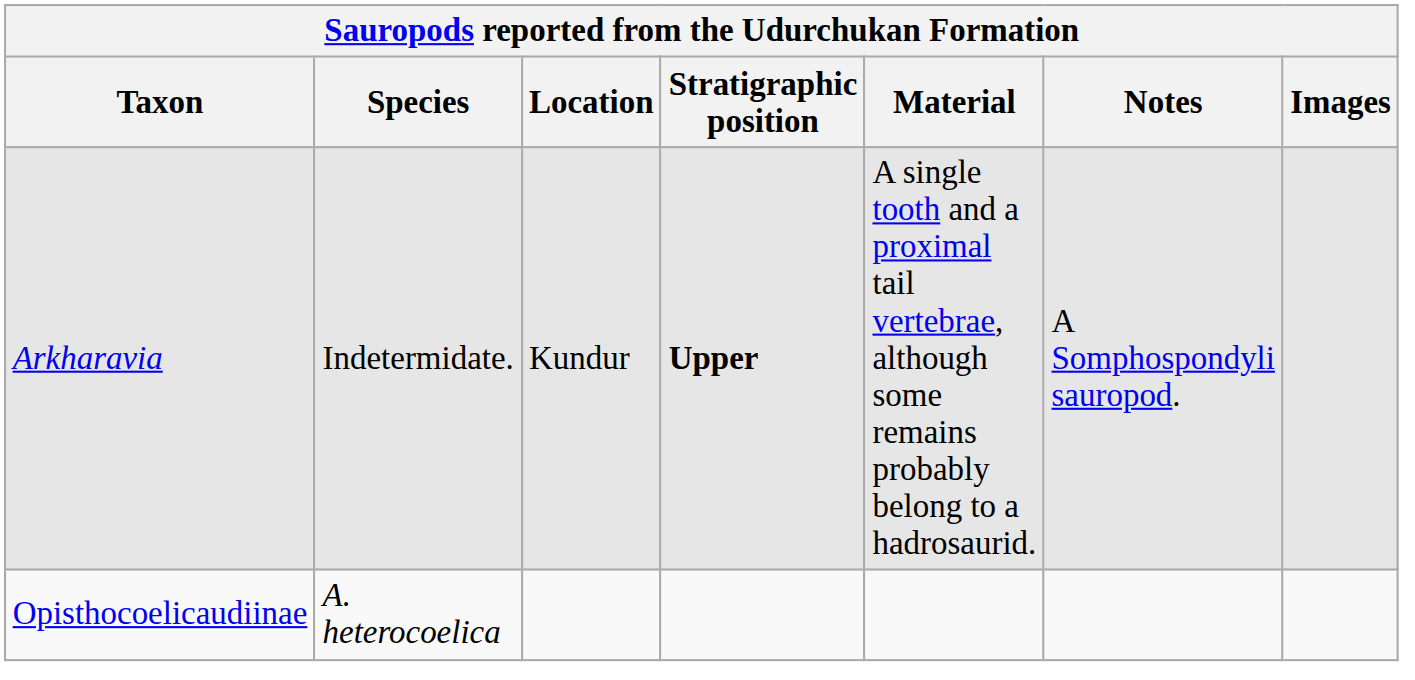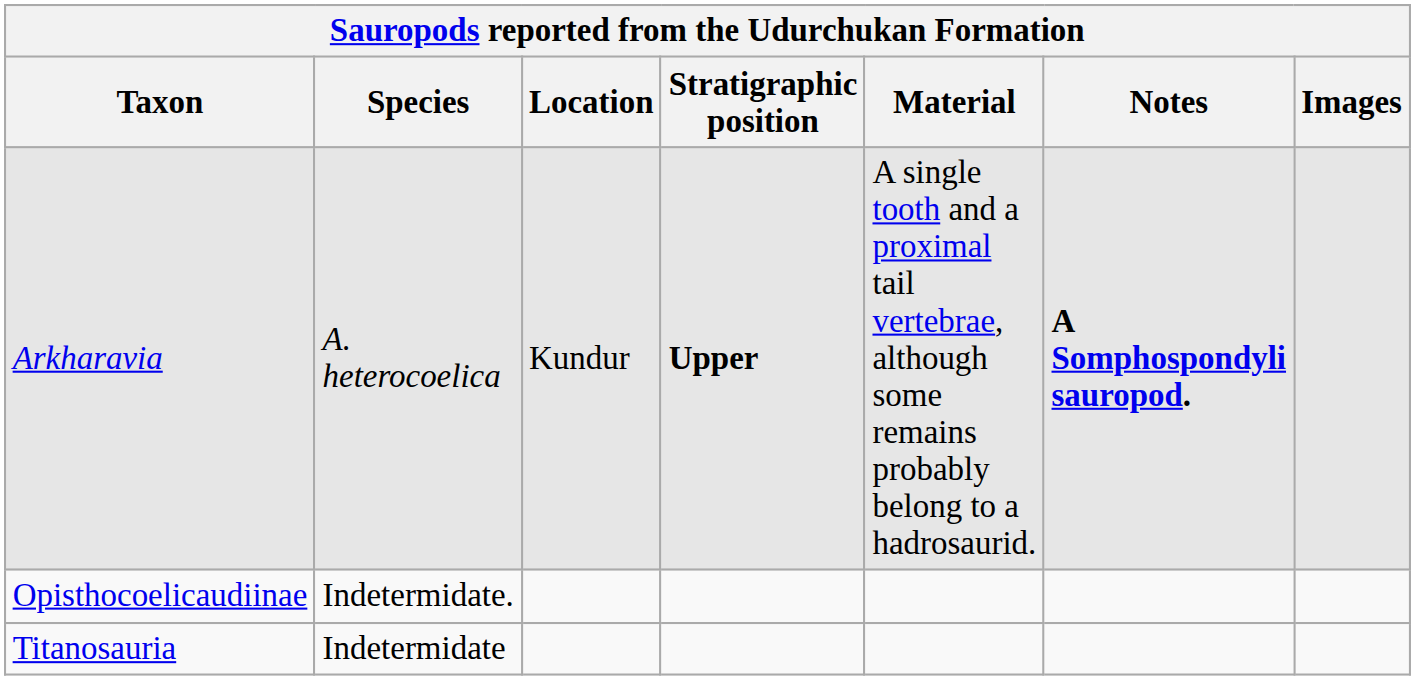(418, 357) Indetermidate. -> (412, 357) A. heterocoelica
(1163, 357) normal -> (1169, 357) bold
(412, 613) A. heterocoelica -> (418, 595) Indetermidate.
+ row: (94, 647)
